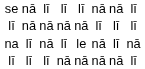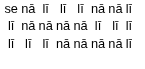- row: (12, 43)
